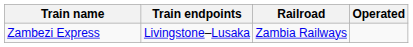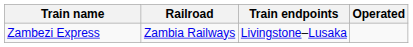columns swapped: (301, 14) <-> (197, 14)
